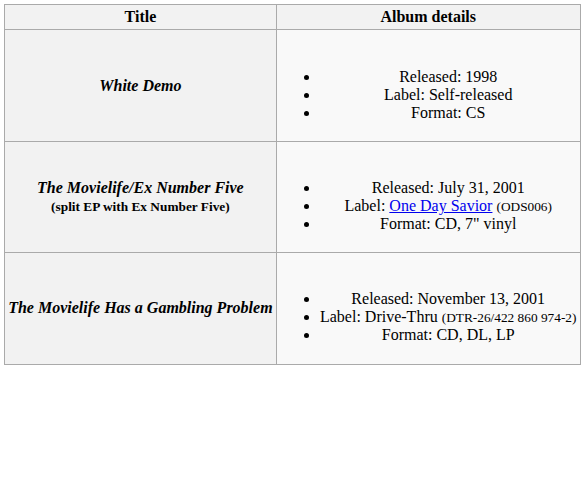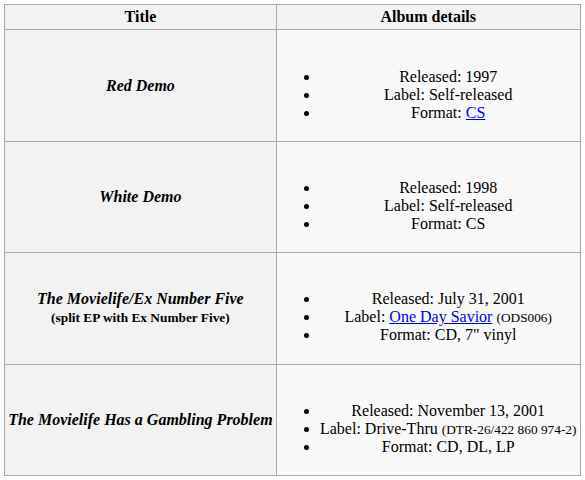+ row: (140, 85)
